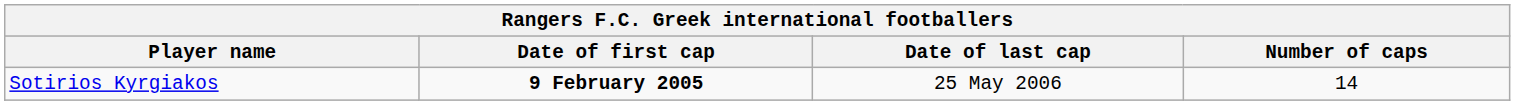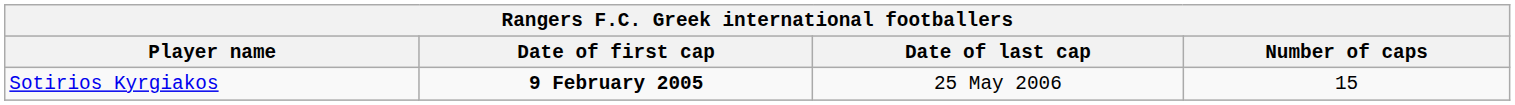(1347, 84) 14 -> (1347, 84) 15
